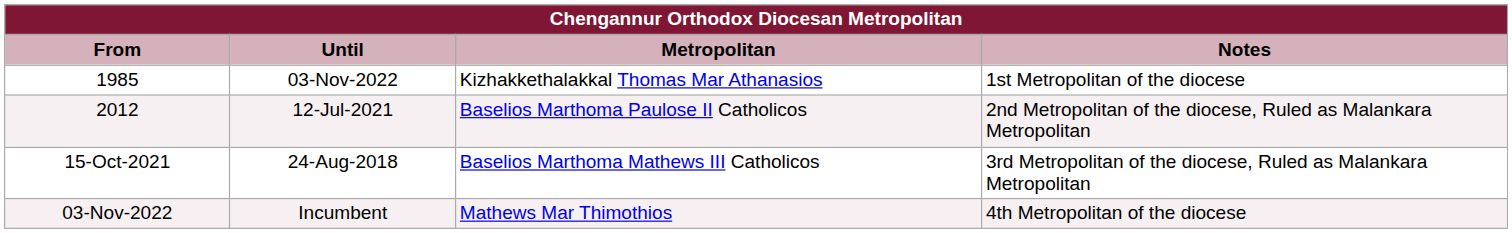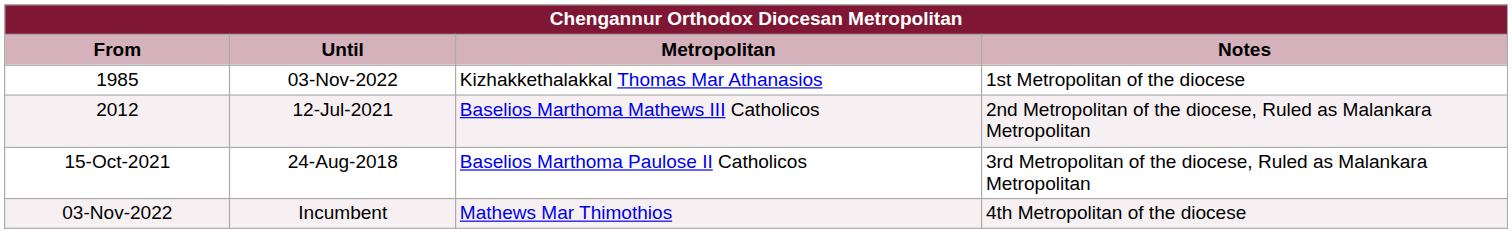(633, 110) Baselios Marthoma Paulose II Catholicos -> (640, 110) Baselios Marthoma Mathews III Catholicos
(640, 161) Baselios Marthoma Mathews III Catholicos -> (633, 161) Baselios Marthoma Paulose II Catholicos
